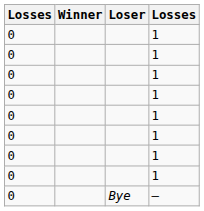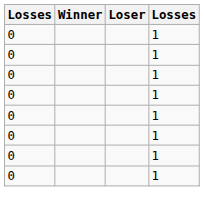- row: (120, 196)
